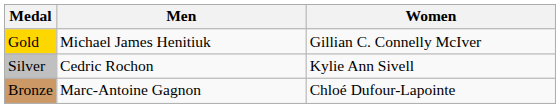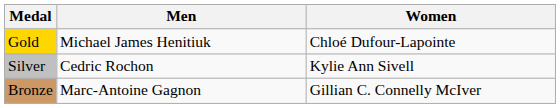(395, 41) Gillian C. Connelly McIver -> (383, 41) Chloé Dufour-Lapointe
(383, 90) Chloé Dufour-Lapointe -> (395, 90) Gillian C. Connelly McIver
